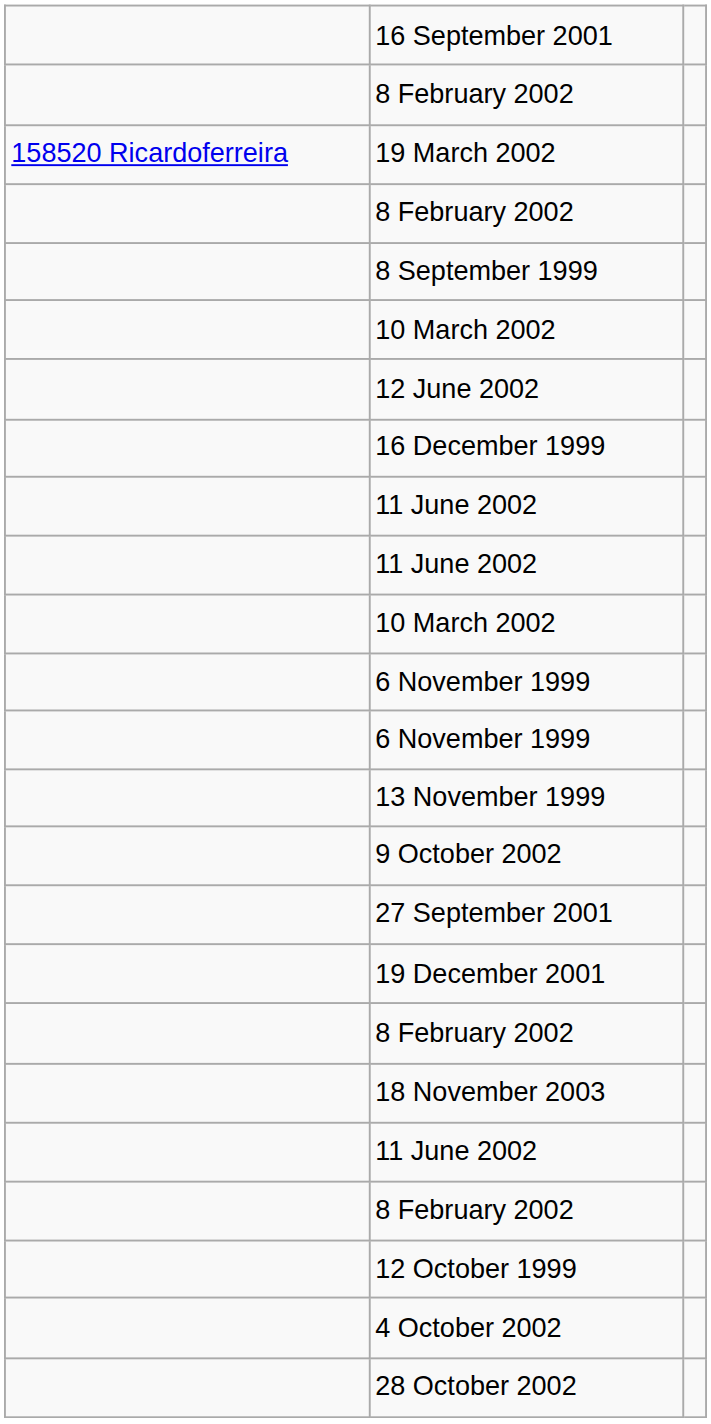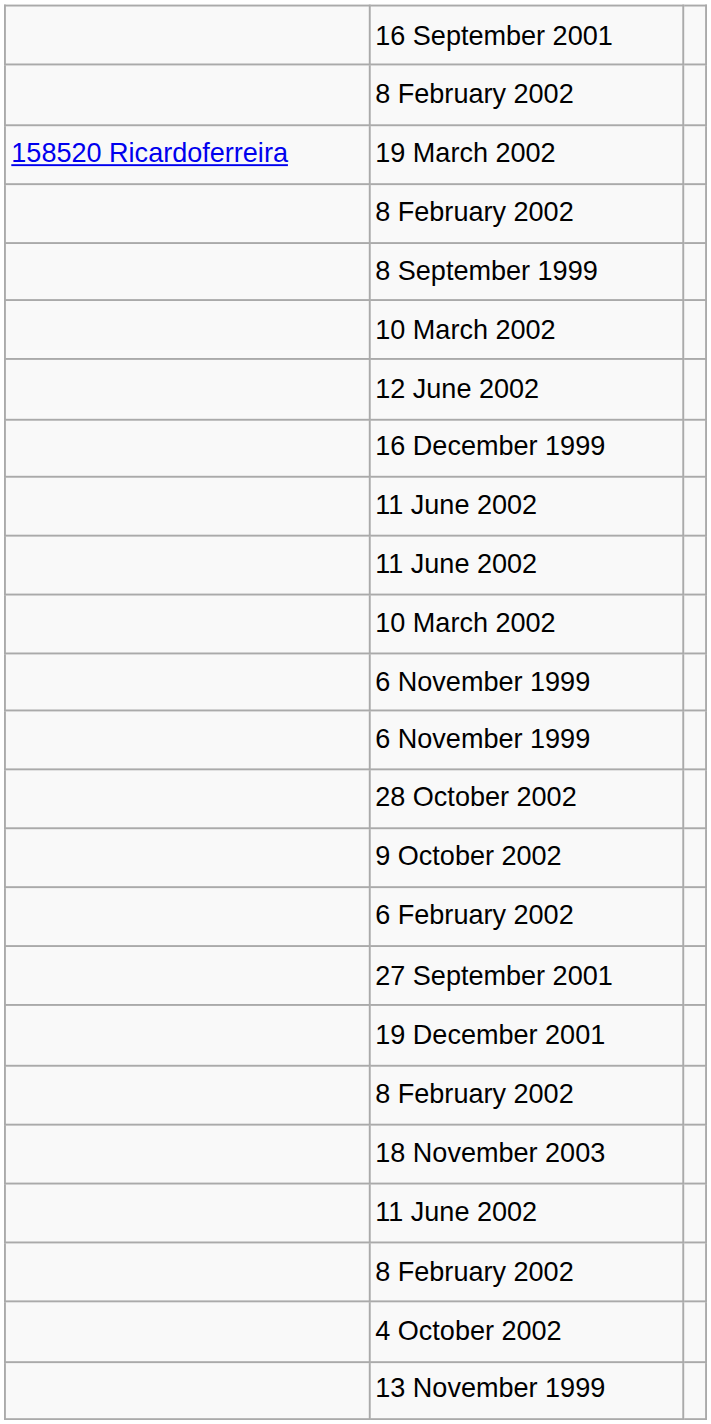rows swapped: (187, 797) <-> (187, 1387)
+ row: (187, 917)
- row: (187, 1270)
